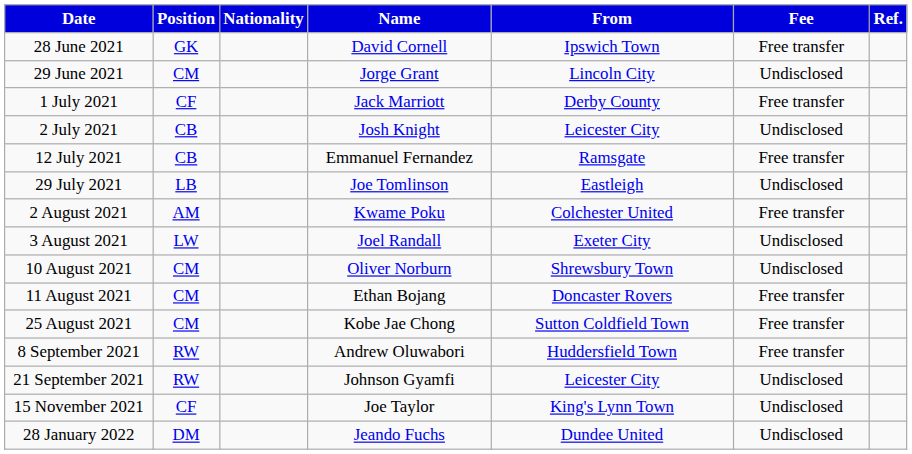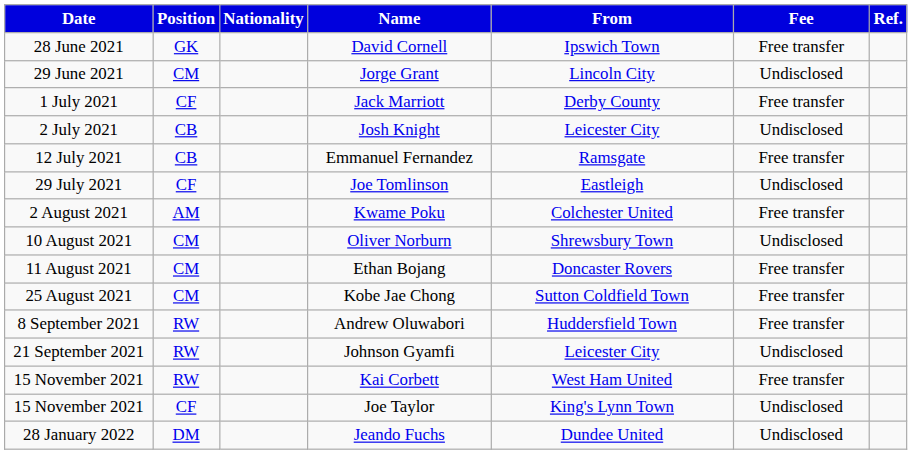(186, 185) LB -> (186, 185) CF
- row: (399, 241)
+ row: (399, 380)
